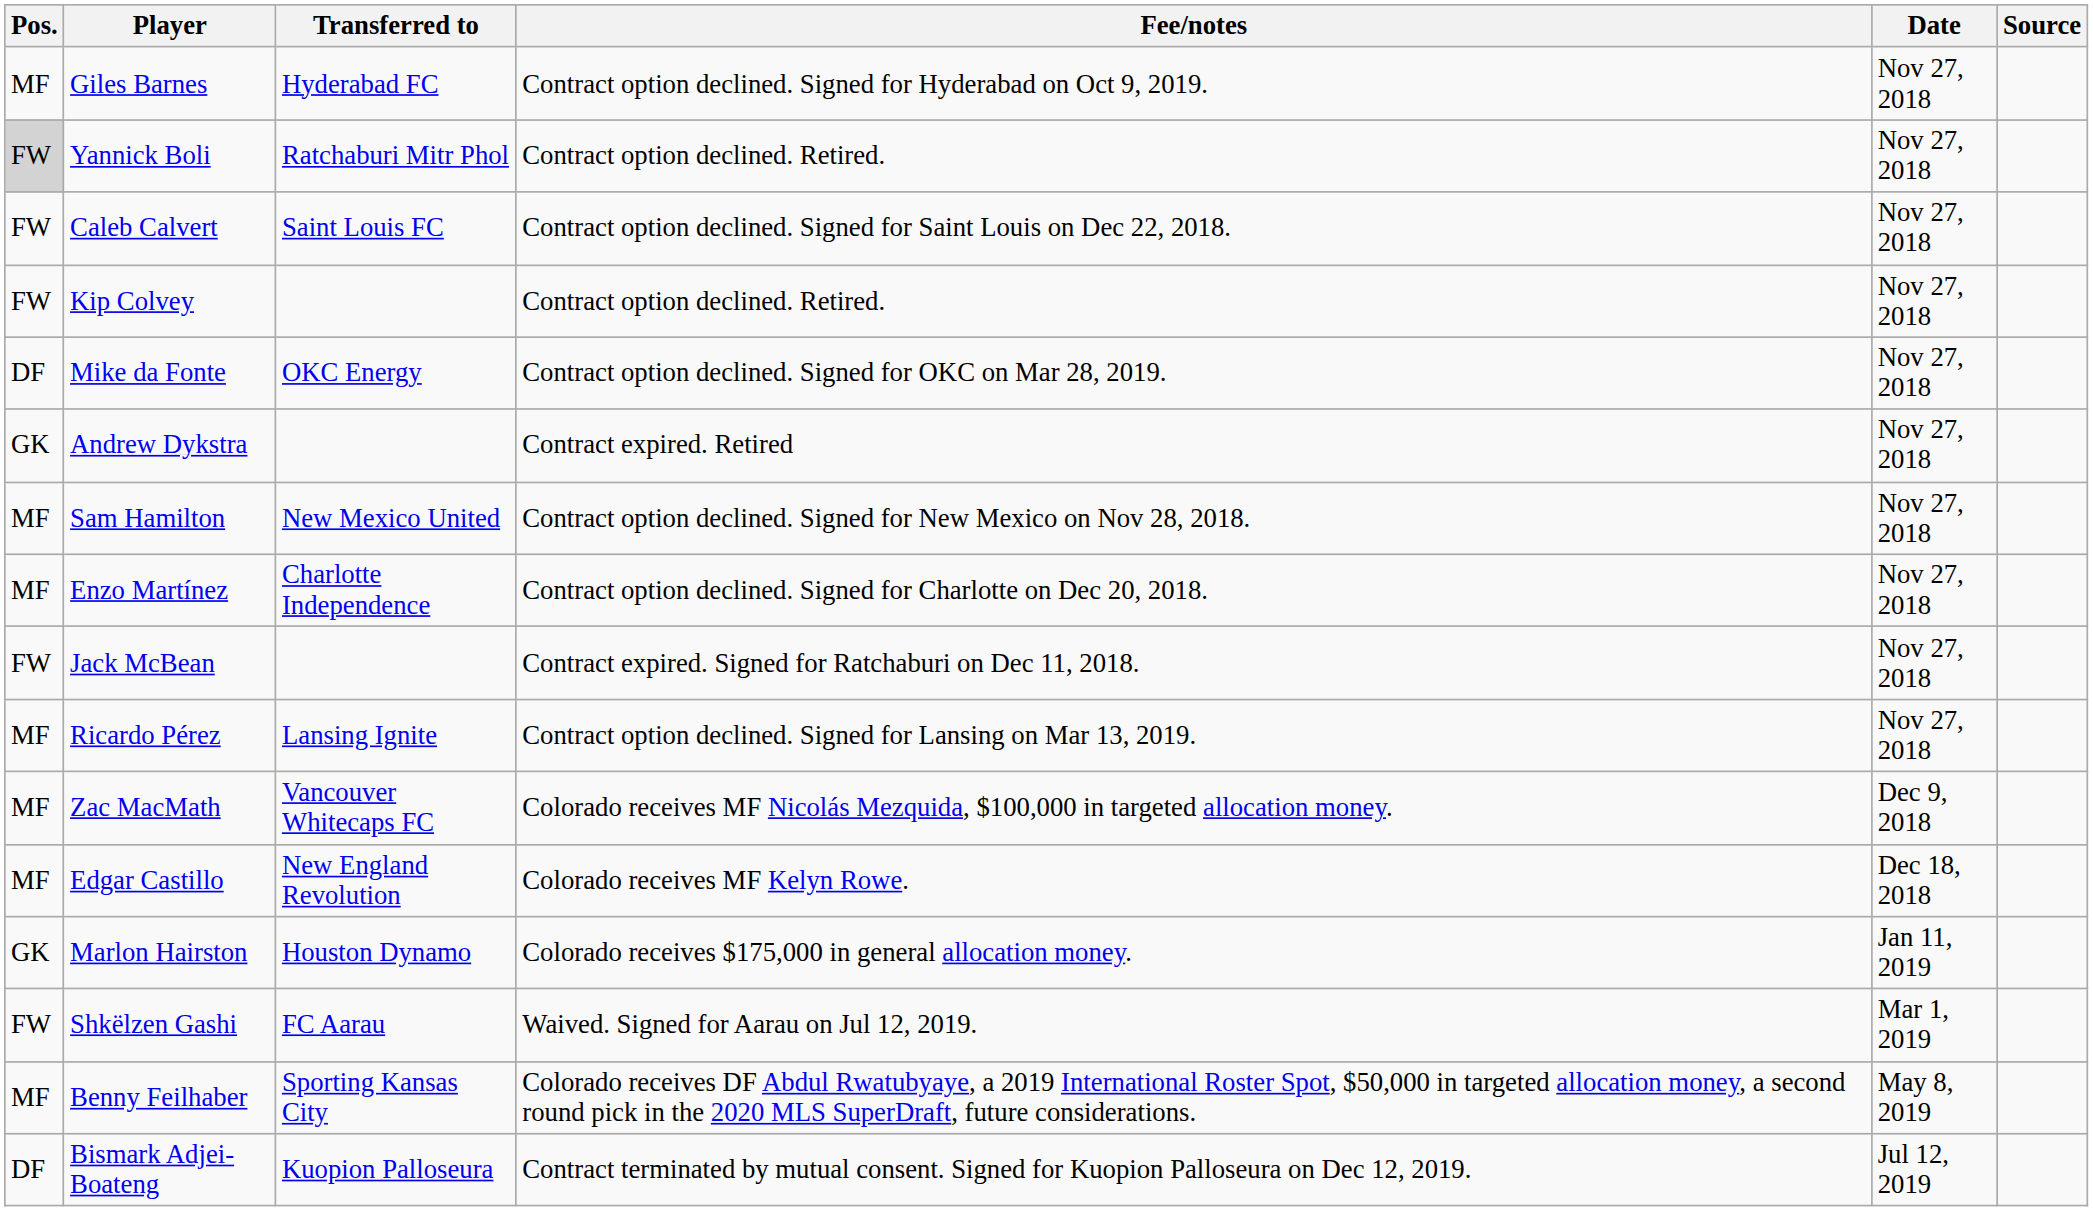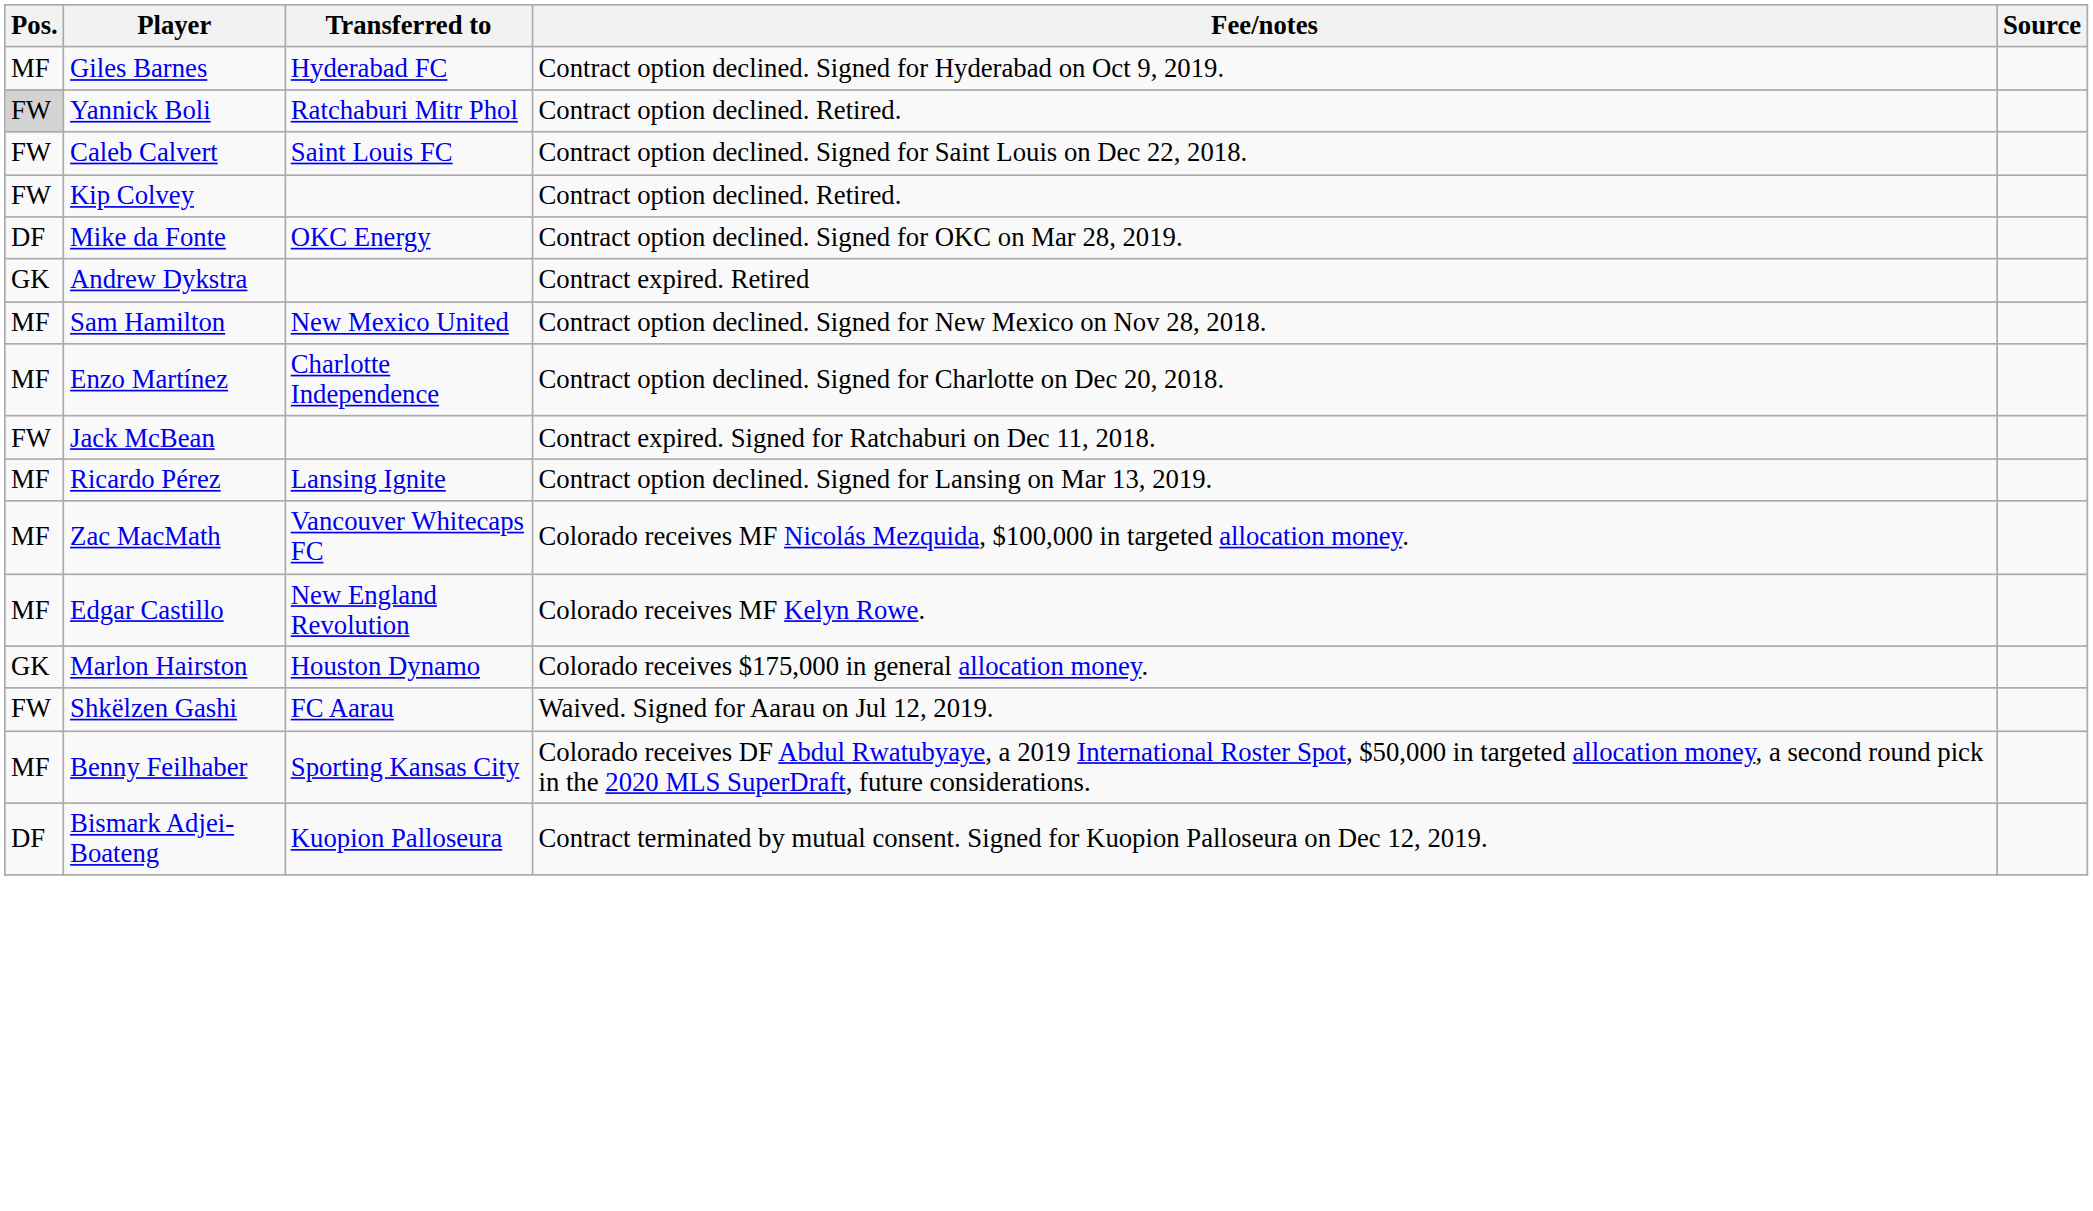- column: (1934, 25)
